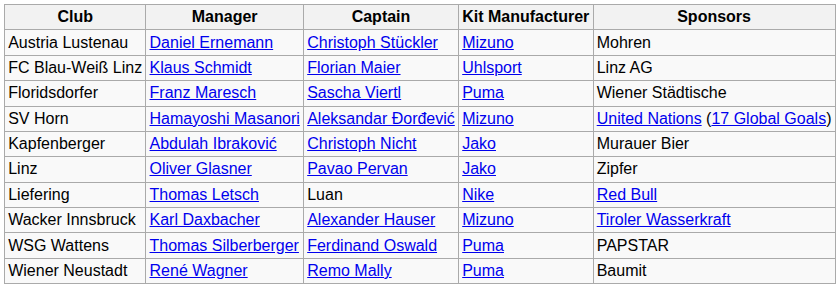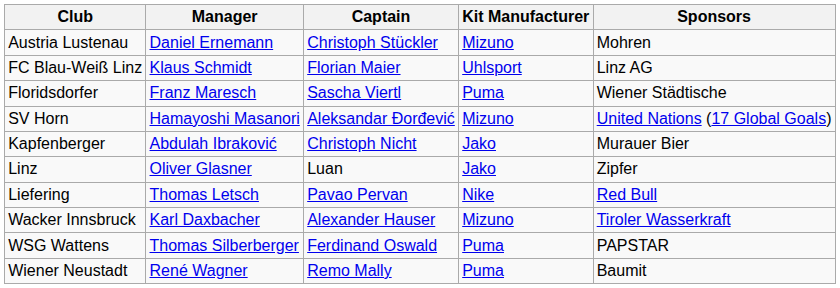(357, 169) Pavao Pervan -> (325, 169) Luan
(325, 194) Luan -> (357, 194) Pavao Pervan
